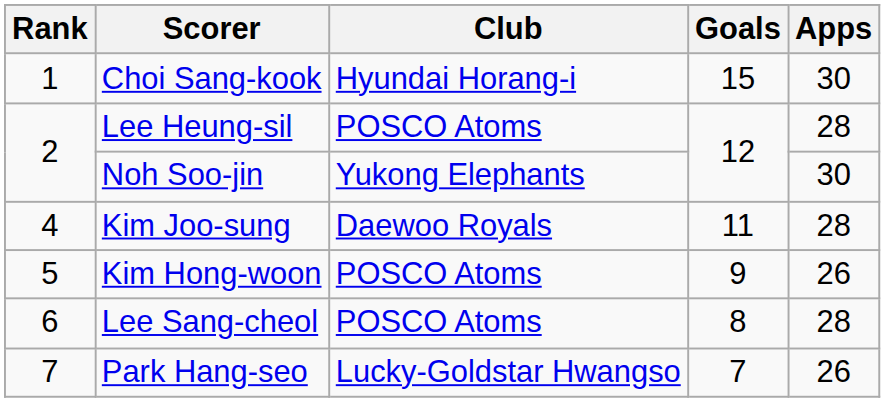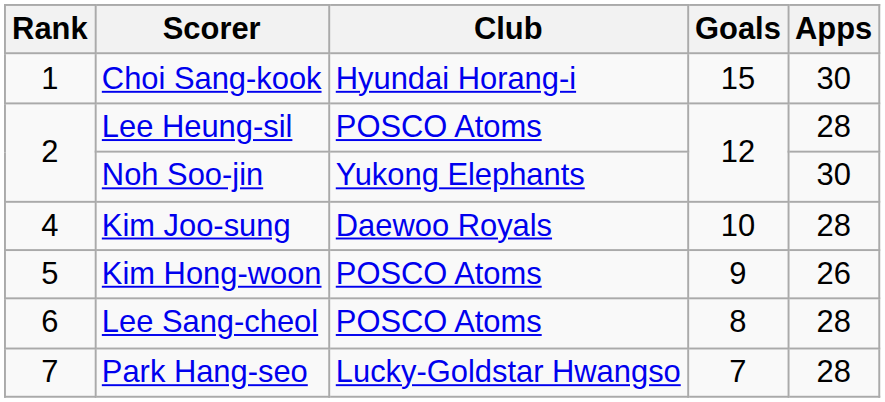(738, 224) 11 -> (738, 224) 10
(834, 371) 26 -> (834, 371) 28
